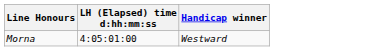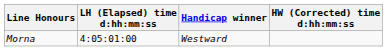+ column: (326, 18)
